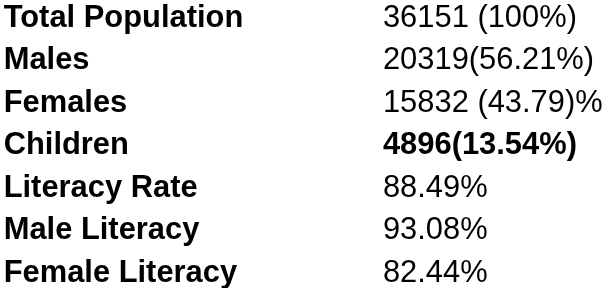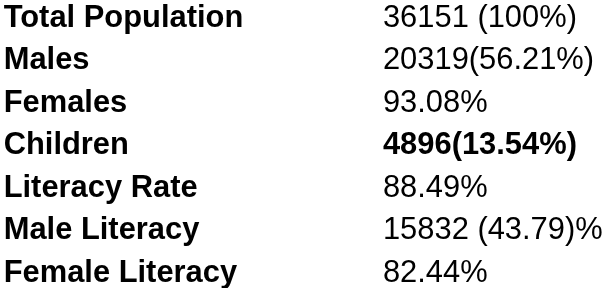(493, 101) 15832 (43.79)% -> (435, 101) 93.08%
(435, 228) 93.08% -> (493, 228) 15832 (43.79)%
